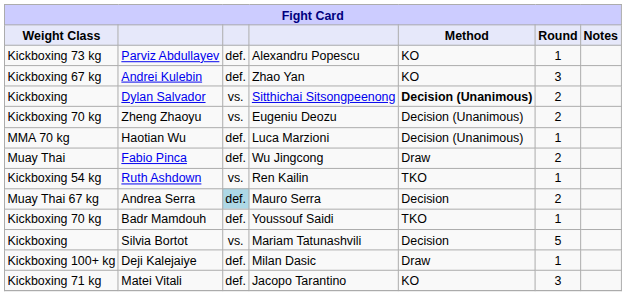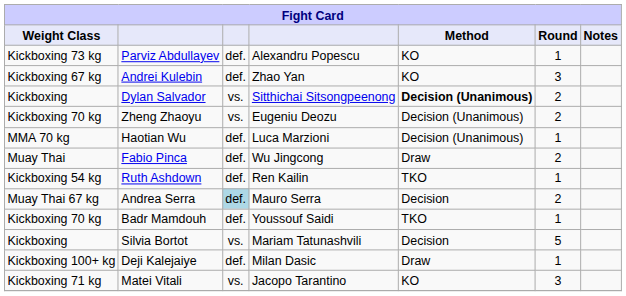(236, 178) vs. -> (236, 178) def.
(236, 281) def. -> (236, 281) vs.
